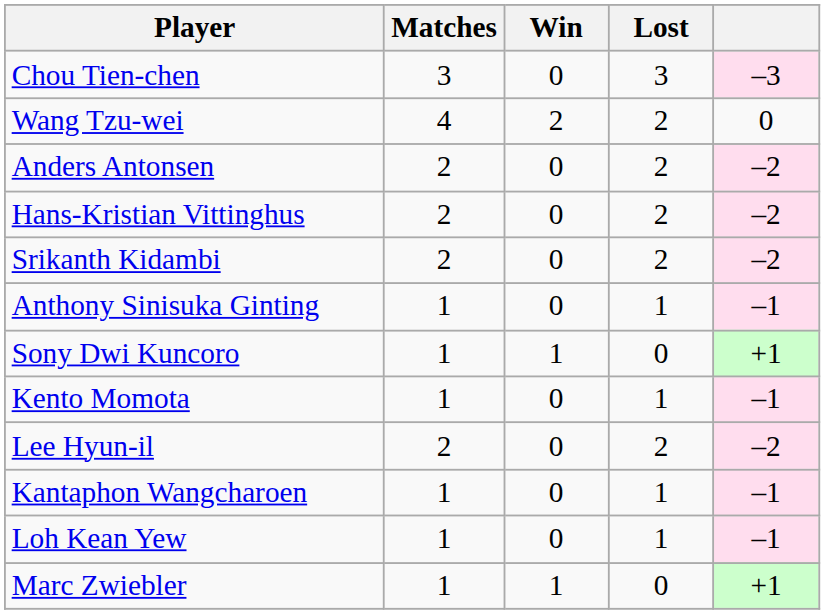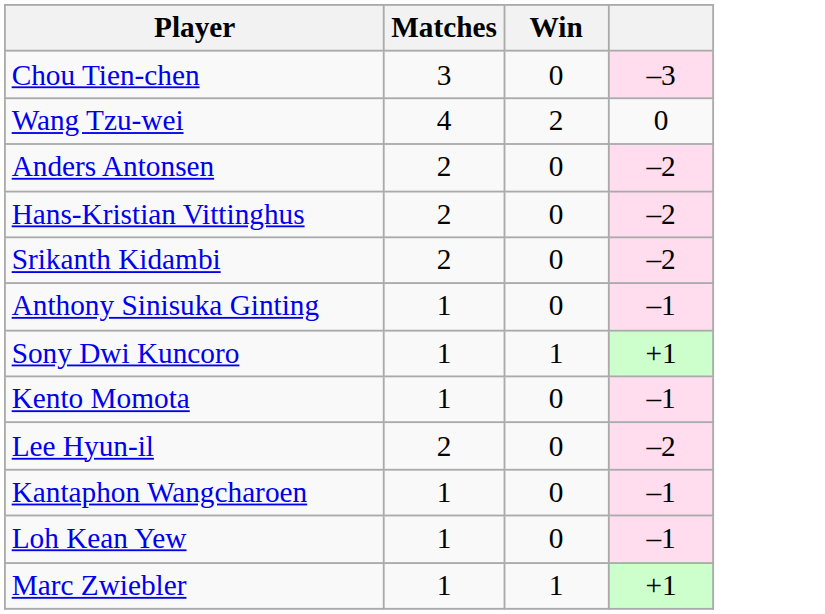- column: (661, 27)
